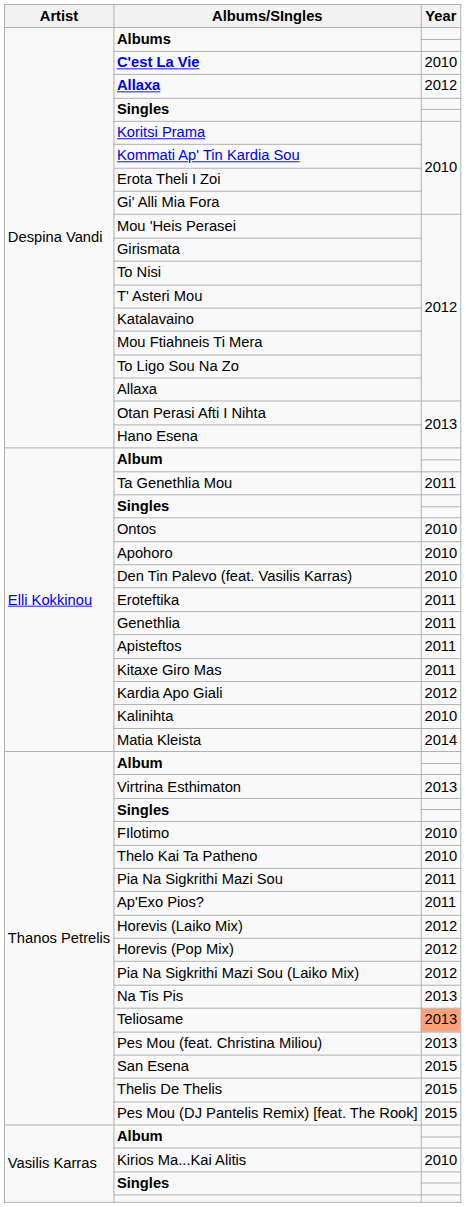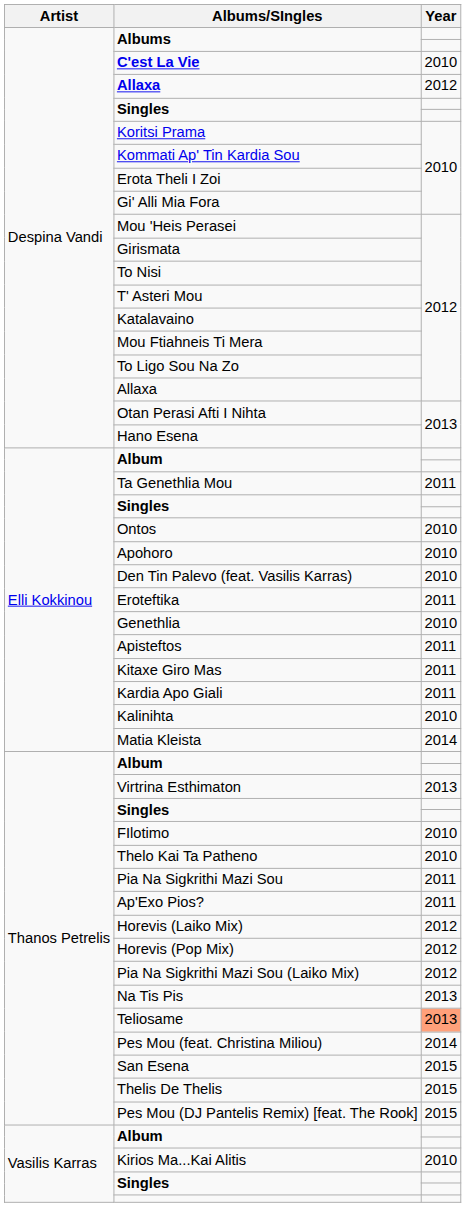(440, 623) 2011 -> (441, 623) 2010
(441, 693) 2012 -> (440, 693) 2011
(441, 1043) 2013 -> (441, 1043) 2014
